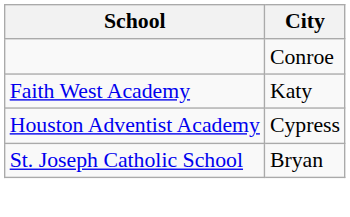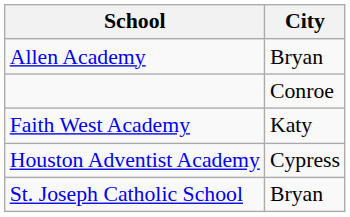+ row: (78, 56)
